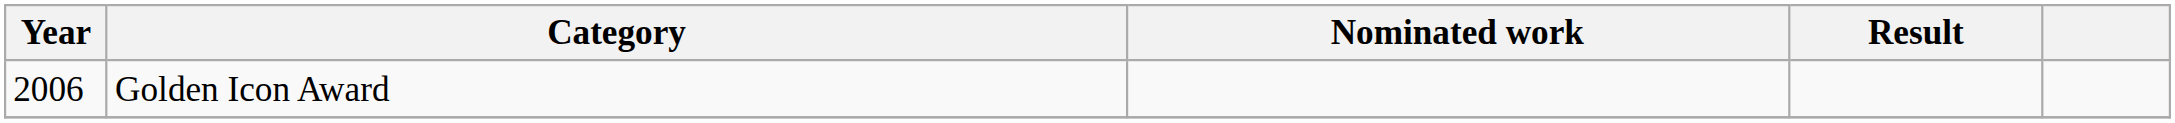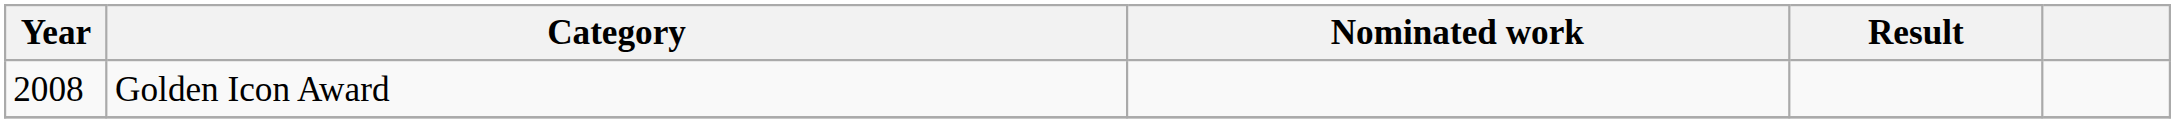(48, 88) 2006 -> (48, 88) 2008
